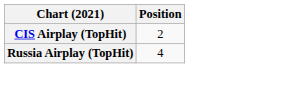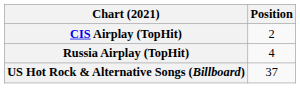+ row: (126, 72)
